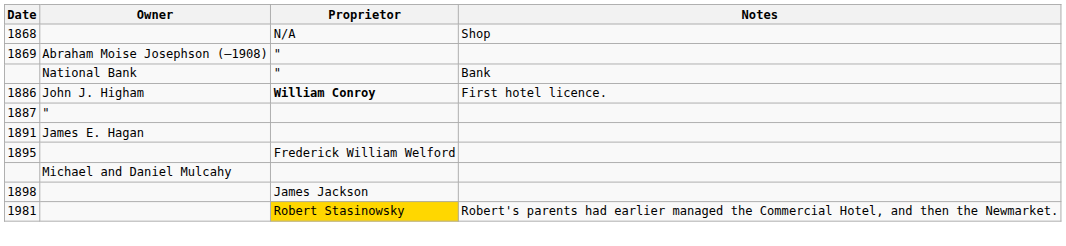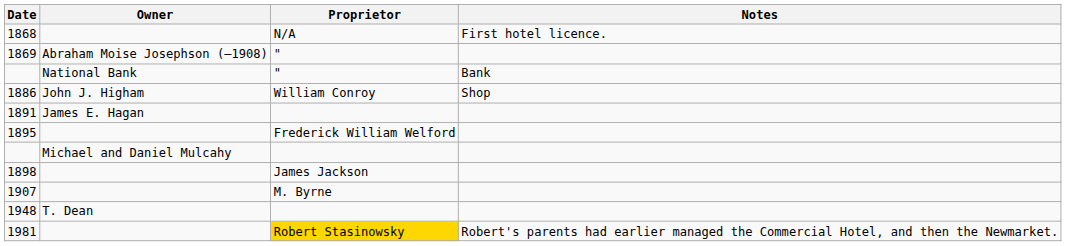(476, 34) Shop -> (534, 34) First hotel licence.
(325, 93) bold -> (325, 93) normal
(534, 93) First hotel licence. -> (476, 93) Shop
- row: (22, 113)
+ row: (22, 192)
+ row: (22, 211)
